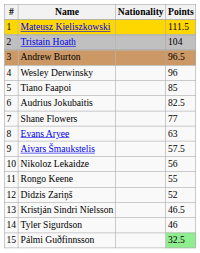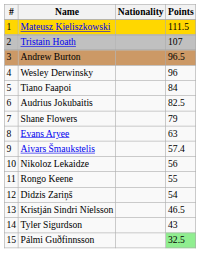(175, 42) 104 -> (175, 42) 107
(173, 88) 85 -> (173, 88) 84
(173, 118) 77 -> (173, 118) 79
(176, 149) 57.5 -> (176, 149) 57.4
(173, 194) 52 -> (173, 194) 54
(173, 225) 46 -> (173, 225) 43
